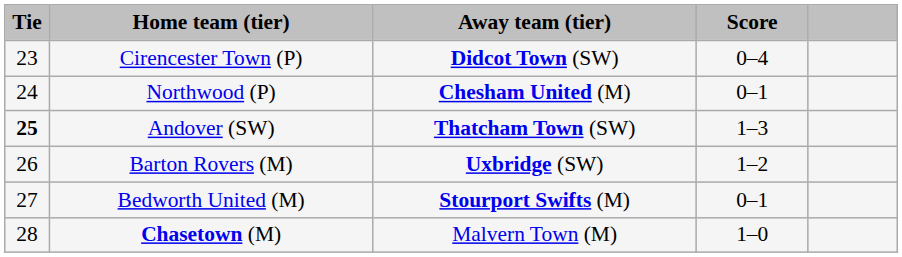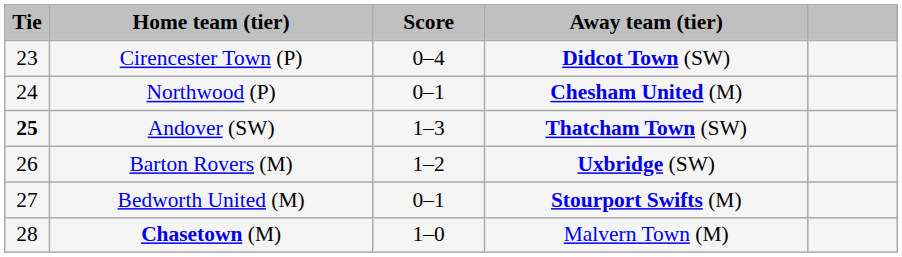columns swapped: (752, 22) <-> (535, 22)
